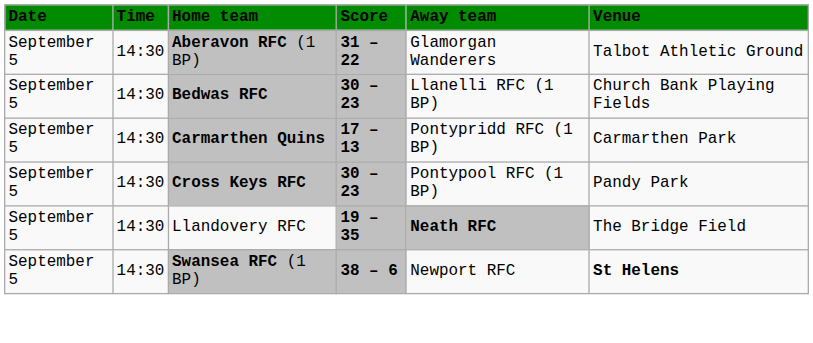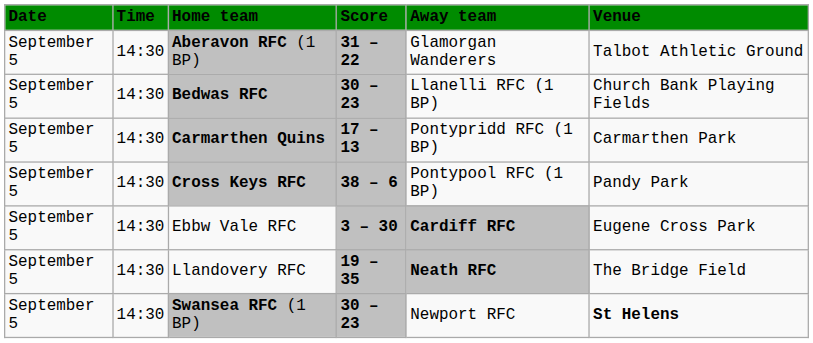(360, 184) 30 – 23 -> (369, 184) 38 – 6
+ row: (234, 227)
(369, 271) 38 – 6 -> (360, 315) 30 – 23
